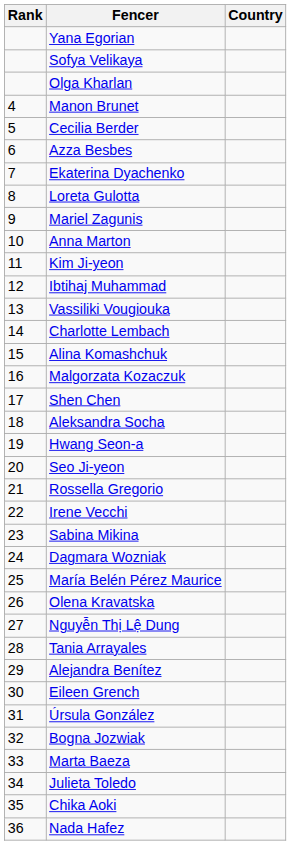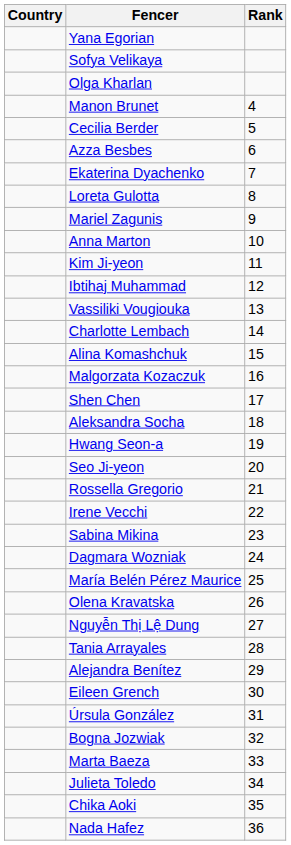columns swapped: (25, 15) <-> (256, 15)
